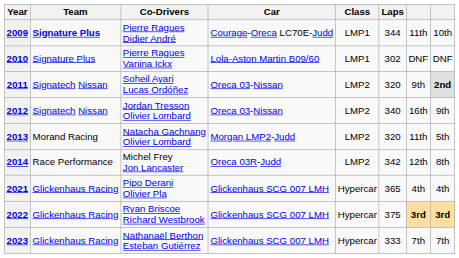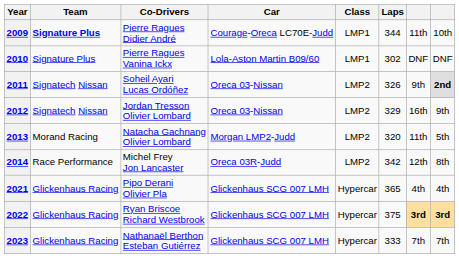(393, 85) 320 -> (393, 85) 326
(393, 111) 340 -> (393, 111) 329
